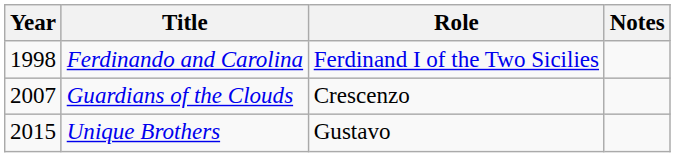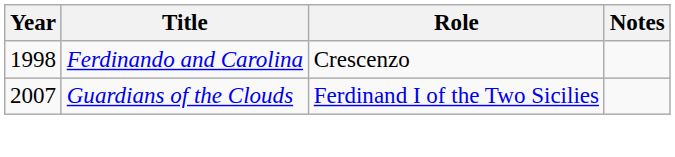(456, 59) Ferdinand I of the Two Sicilies -> (362, 59) Crescenzo
(362, 95) Crescenzo -> (456, 95) Ferdinand I of the Two Sicilies
- row: (143, 132)
